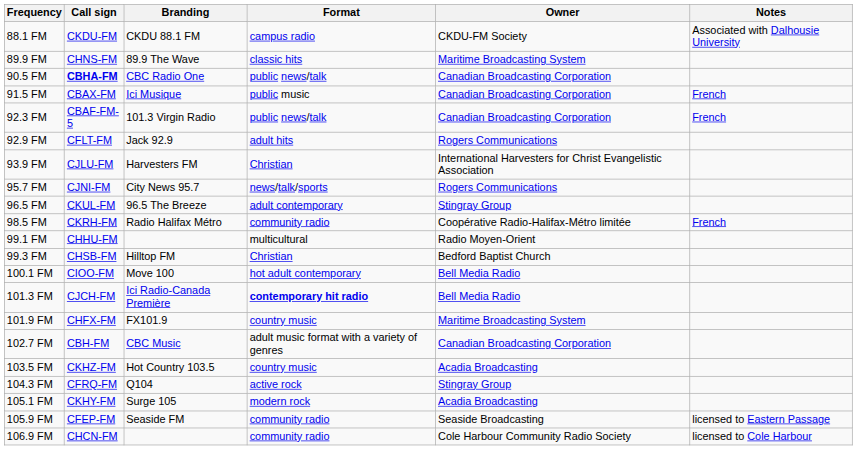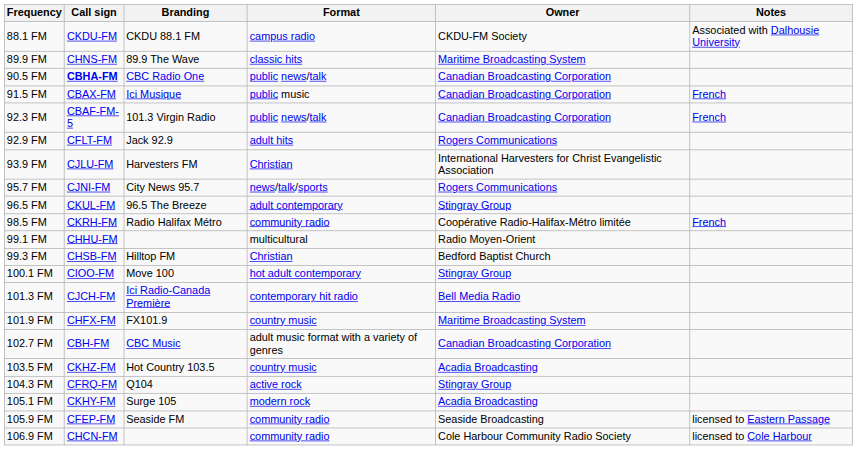(479, 274) Bell Media Radio -> (475, 274) Stingray Group
(309, 297) bold -> (304, 297) normal
